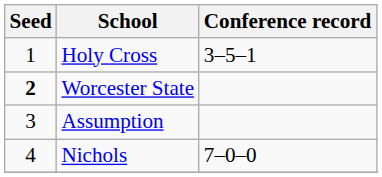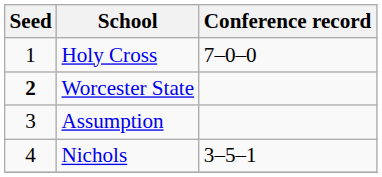(230, 54) 3–5–1 -> (230, 54) 7–0–0
(230, 155) 7–0–0 -> (230, 155) 3–5–1
